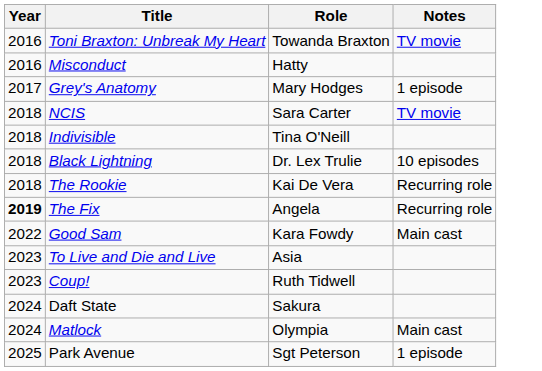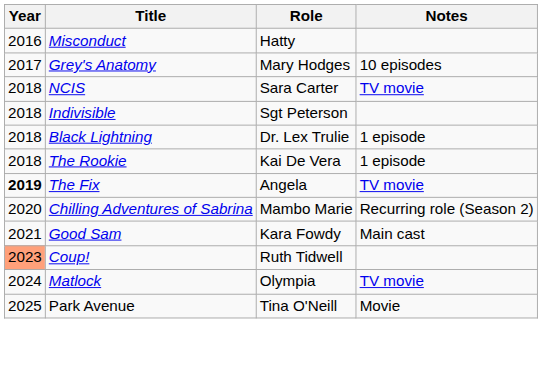- row: (157, 40)
(430, 88) 1 episode -> (401, 64) 10 episodes
(311, 137) Tina O'Neill -> (304, 112) Sgt Peterson
(438, 161) 10 episodes -> (393, 137) 1 episode
(445, 185) Recurring role -> (393, 161) 1 episode
(445, 209) Recurring role -> (392, 185) TV movie
+ row: (151, 209)
(25, 233) 2022 -> (25, 233) 2021
- row: (132, 257)
(25, 281) no background -> (25, 257) lightsalmon background
- row: (83, 305)
(429, 329) Main cast -> (392, 281) TV movie
(316, 354) Sgt Peterson -> (298, 305) Tina O'Neill
(430, 354) 1 episode -> (380, 305) Movie
